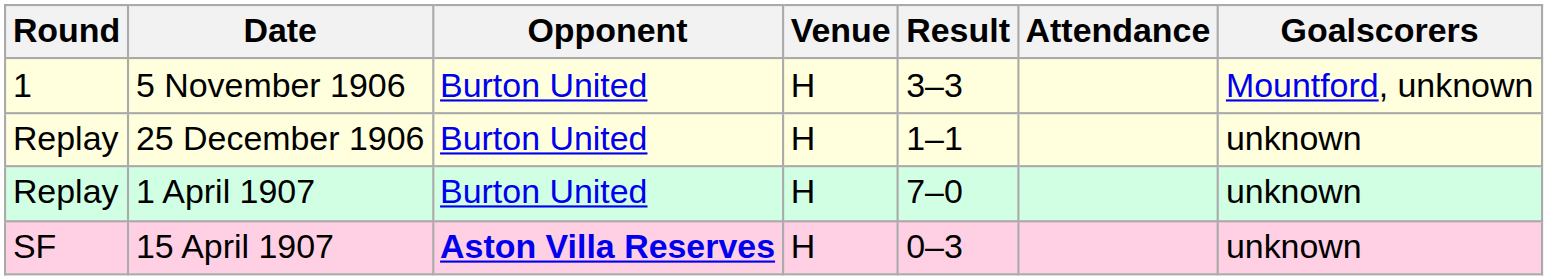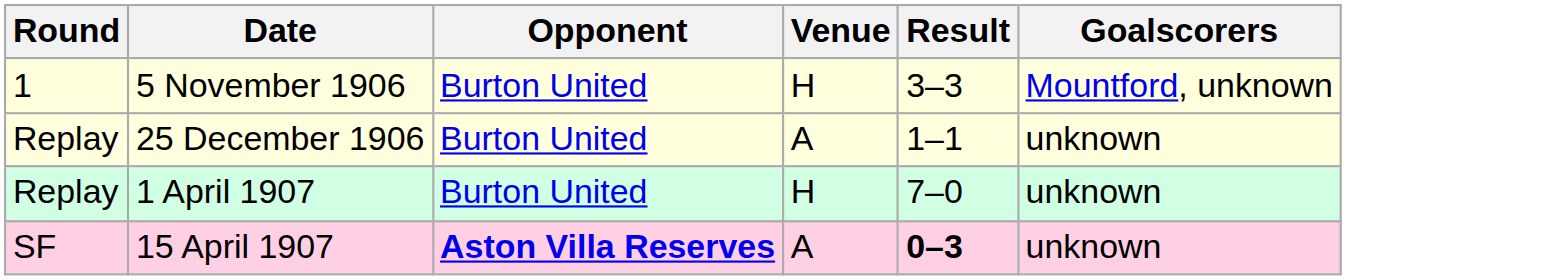- column: (1118, 31)
(803, 138) H -> (802, 138) A
(803, 246) H -> (802, 246) A
(935, 246) normal -> (935, 246) bold
